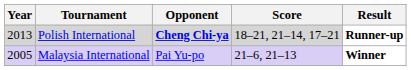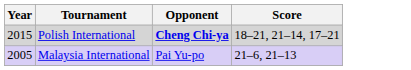- column: (374, 15)
(20, 35) 2013 -> (20, 35) 2015
